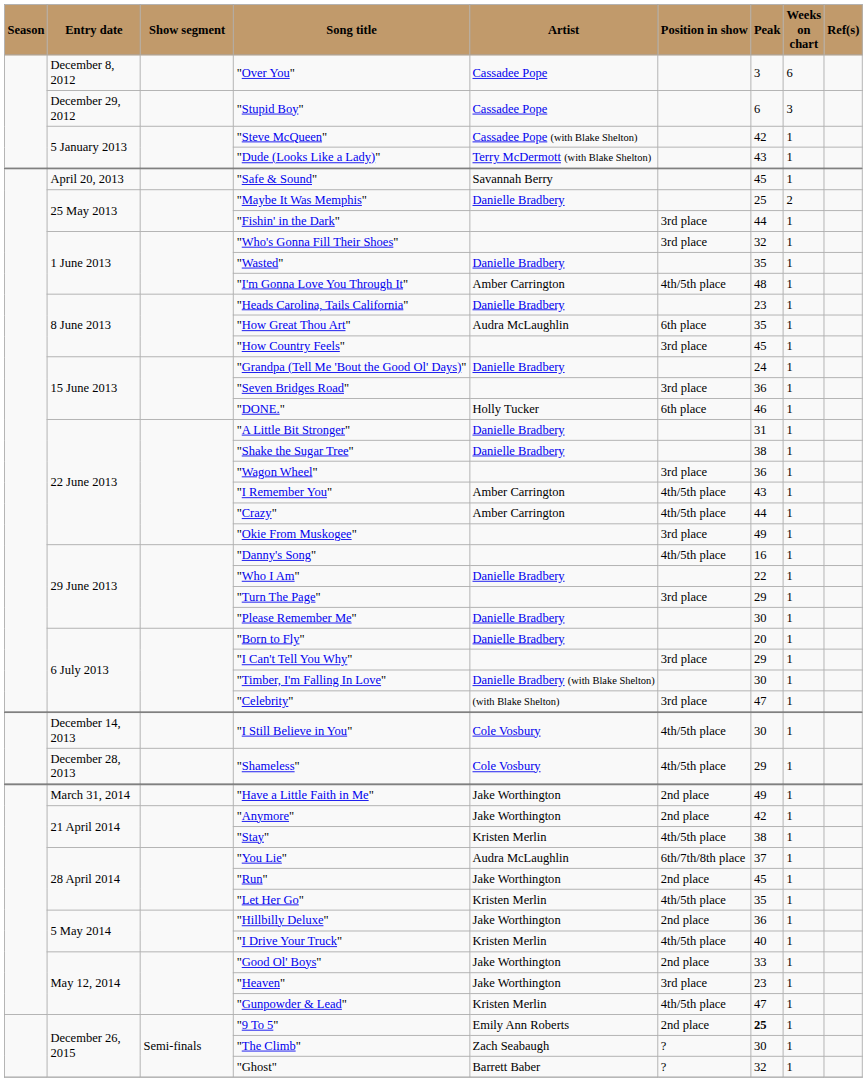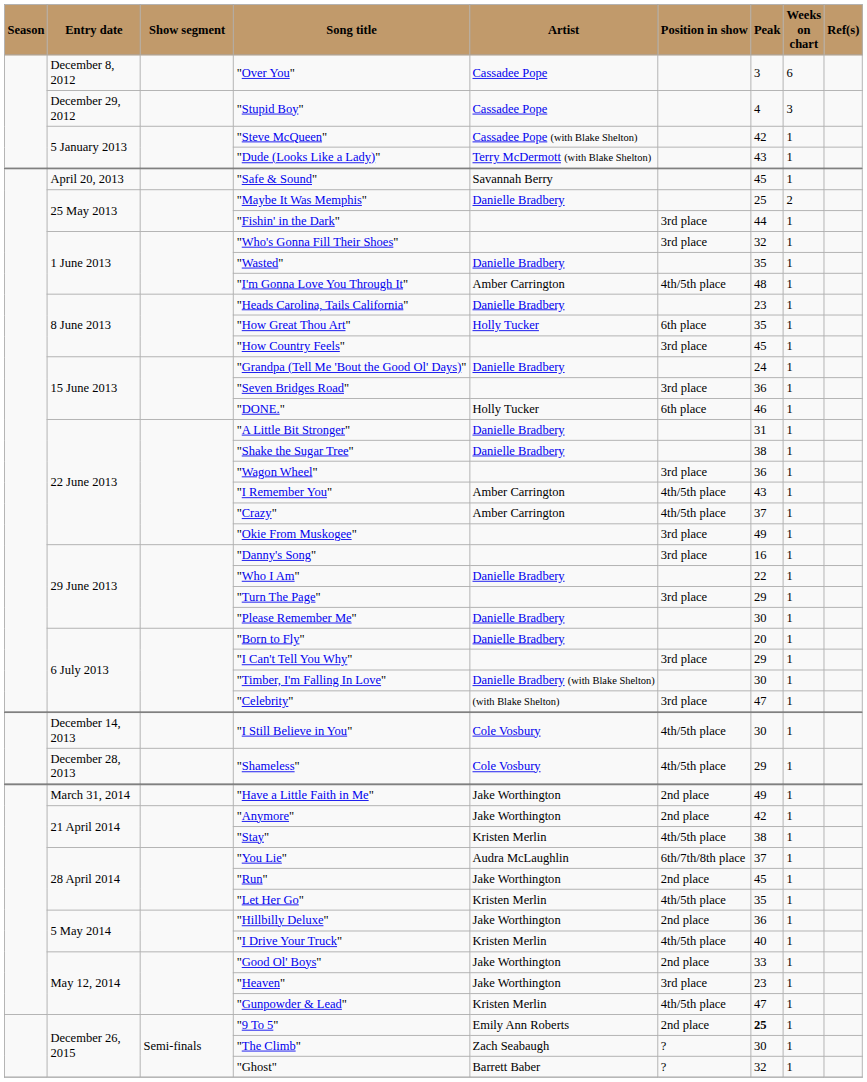(757, 108) 6 -> (757, 108) 4
(521, 325) Audra McLaughlin -> (506, 325) Holly Tucker
(760, 513) 44 -> (760, 513) 37
(693, 555) 4th/5th place -> (684, 555) 3rd place
